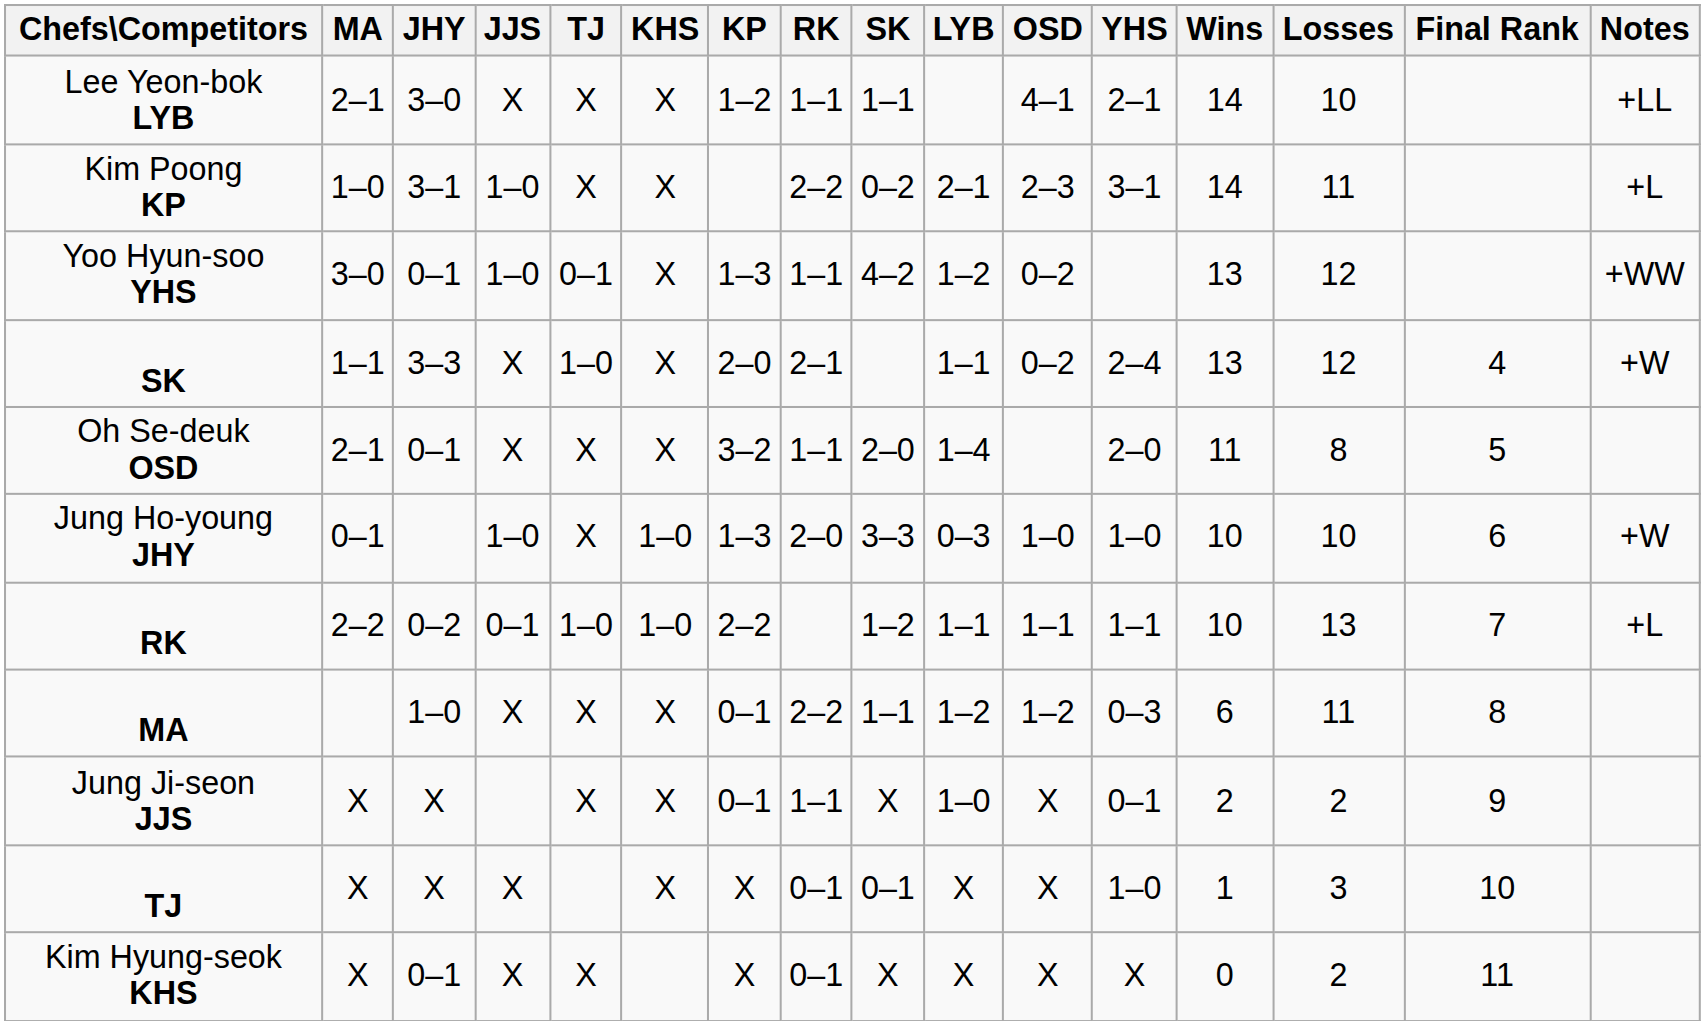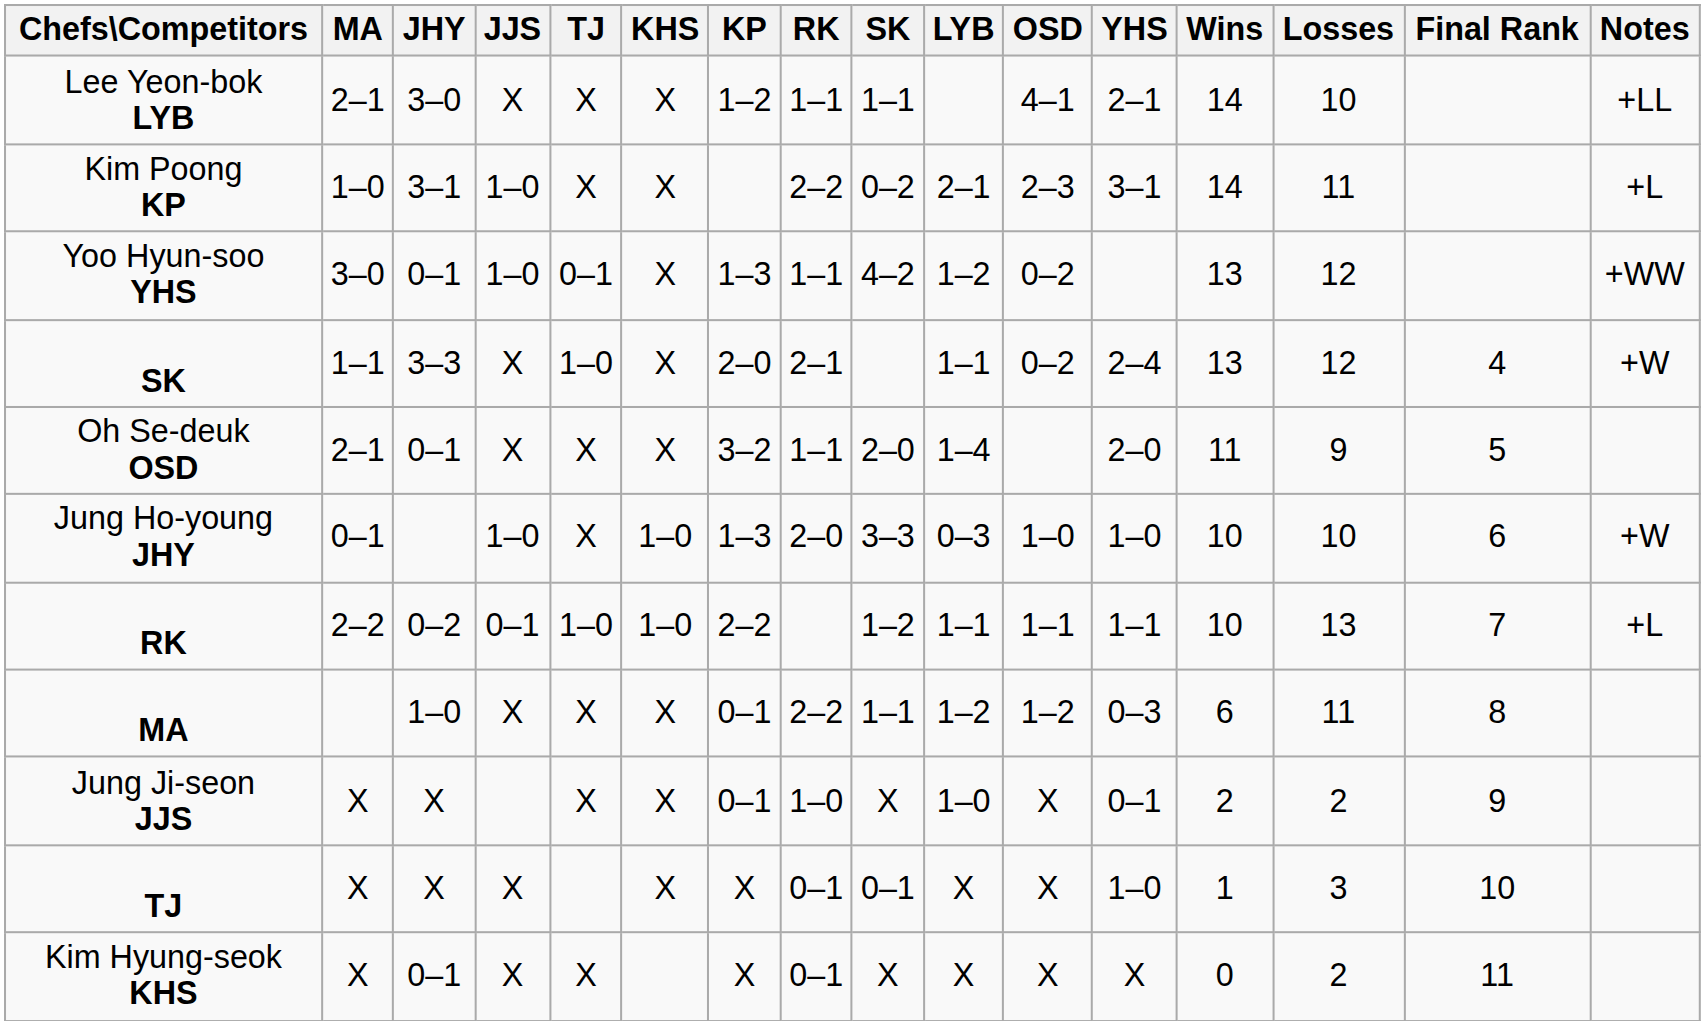(1338, 450) 8 -> (1338, 450) 9
(816, 800) 1–1 -> (816, 800) 1–0
